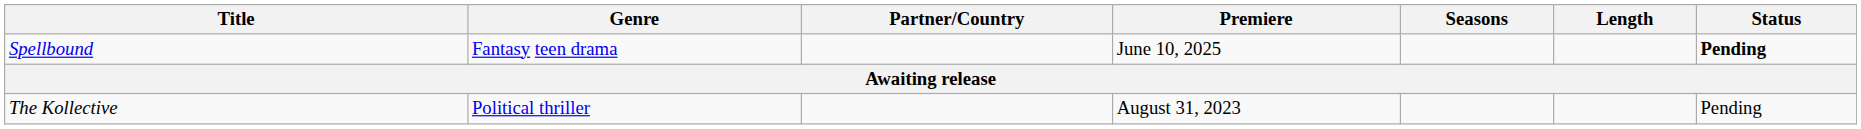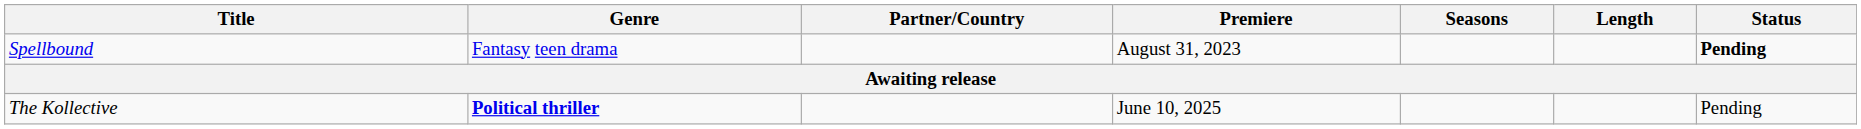(1169, 49) June 10, 2025 -> (1179, 49) August 31, 2023
(531, 108) normal -> (536, 108) bold
(1179, 108) August 31, 2023 -> (1169, 108) June 10, 2025
